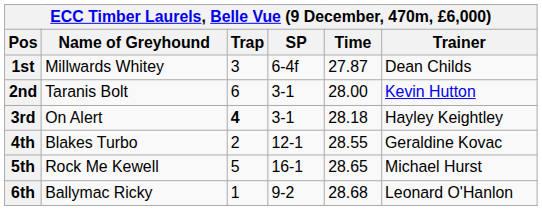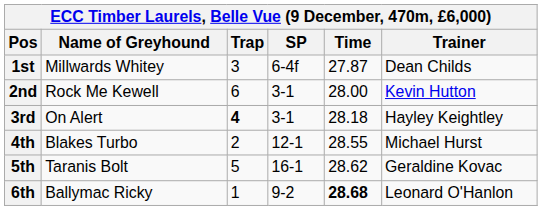(87, 92) Taranis Bolt -> (102, 92) Rock Me Kewell
(444, 142) Geraldine Kovac -> (433, 142) Michael Hurst
(102, 167) Rock Me Kewell -> (87, 167) Taranis Bolt
(348, 167) 28.65 -> (348, 167) 28.62
(433, 167) Michael Hurst -> (444, 167) Geraldine Kovac
(348, 192) normal -> (348, 192) bold
